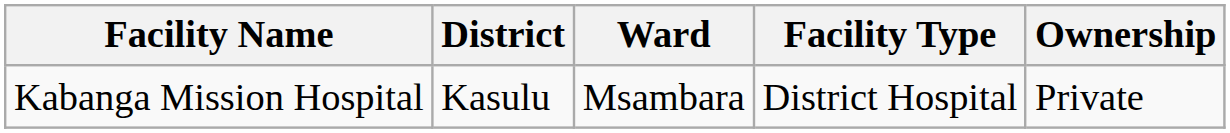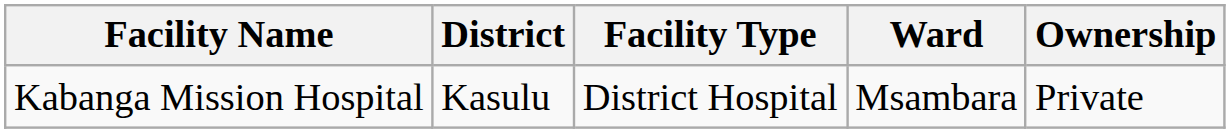columns swapped: (664, 34) <-> (890, 34)
